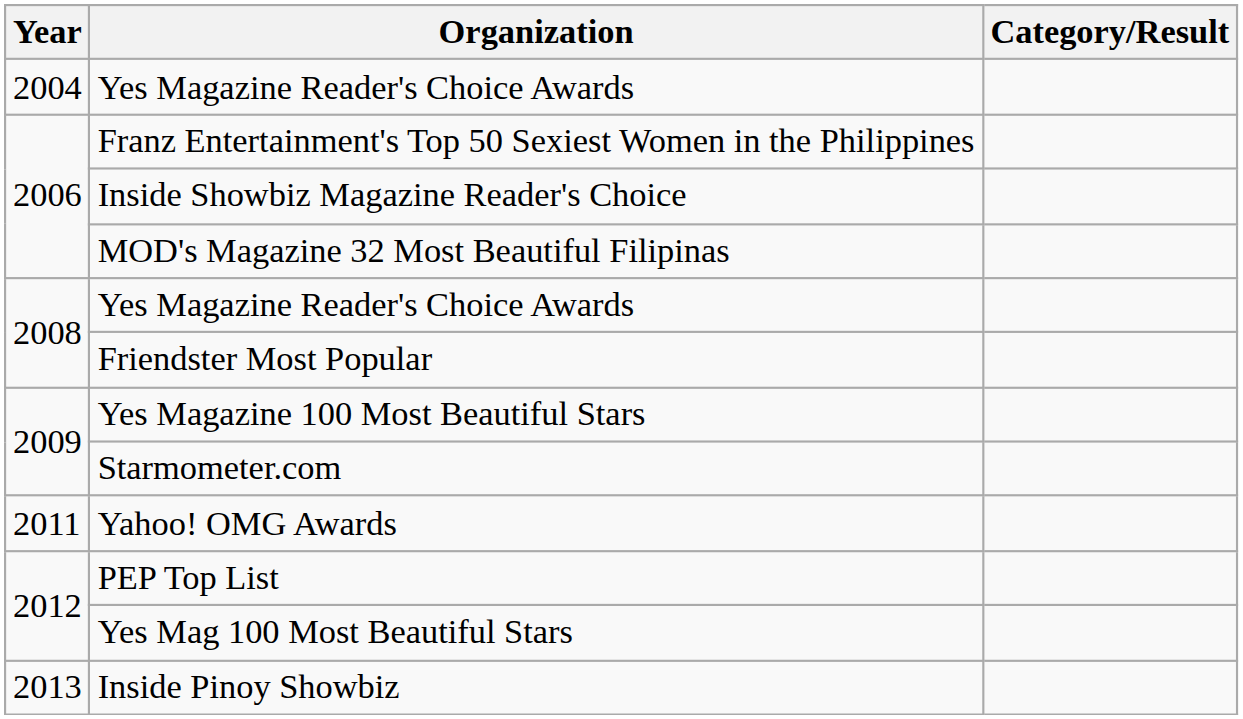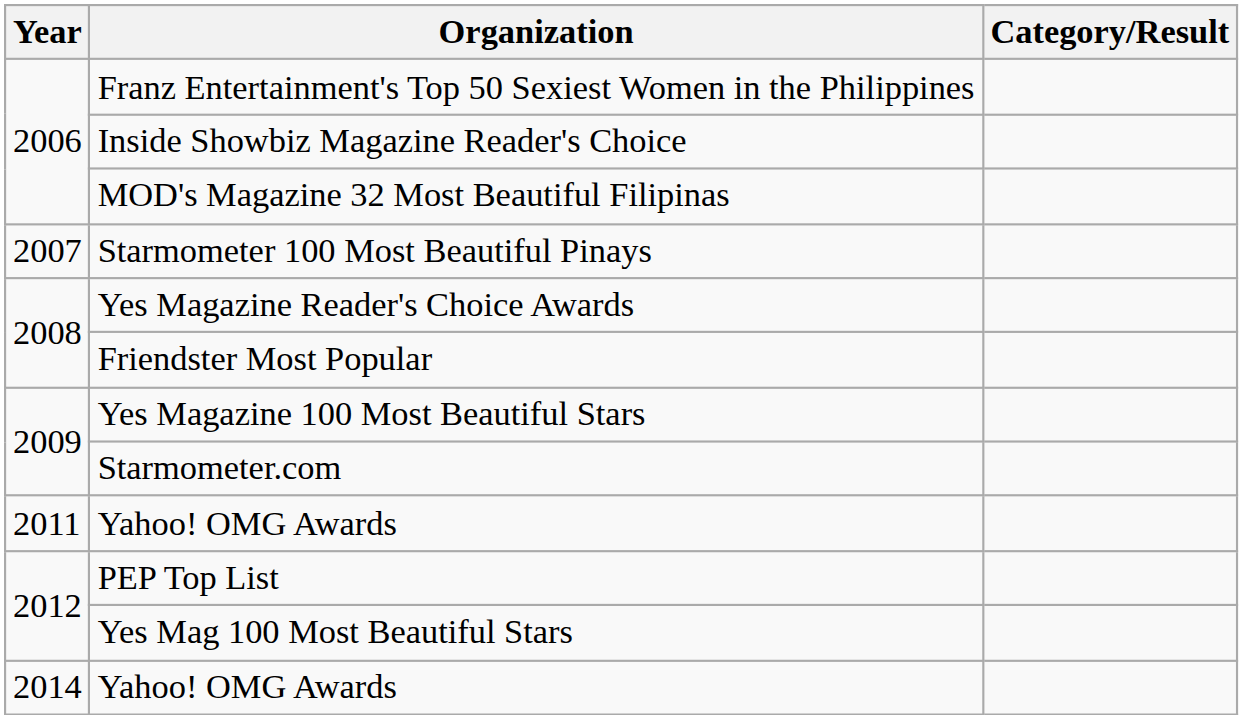- row: (47, 86)
+ row: (47, 250)
- row: (47, 686)
+ row: (47, 686)
